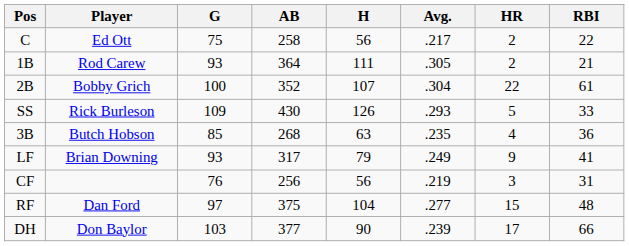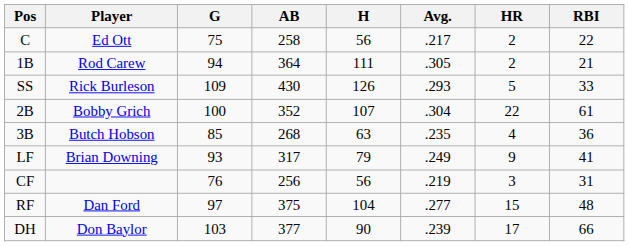(215, 63) 93 -> (215, 63) 94
rows swapped: (25, 87) <-> (25, 110)
